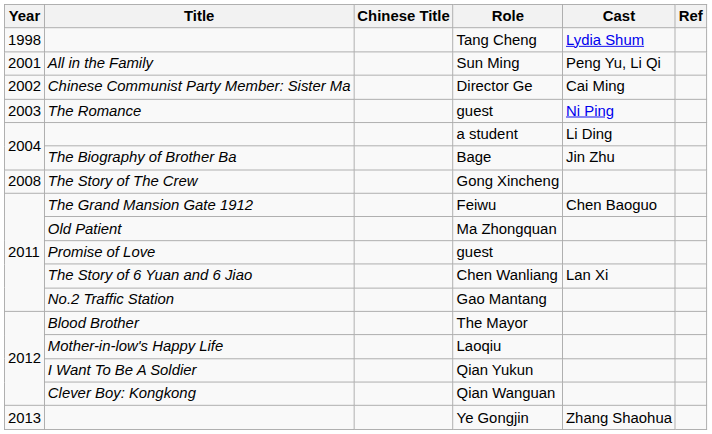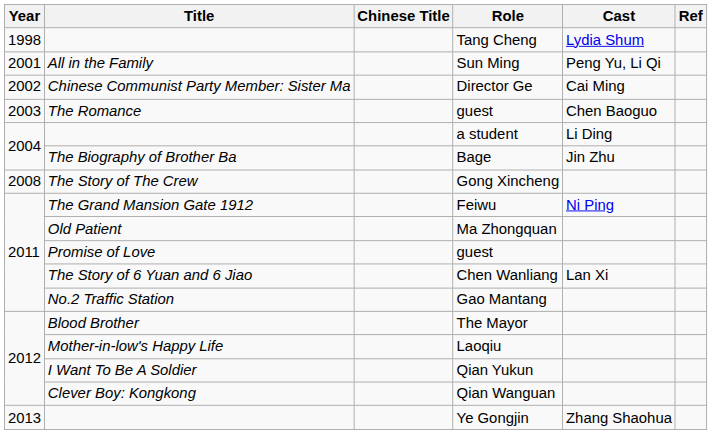(590, 110) Ni Ping -> (612, 110) Chen Baoguo
(612, 205) Chen Baoguo -> (590, 205) Ni Ping
